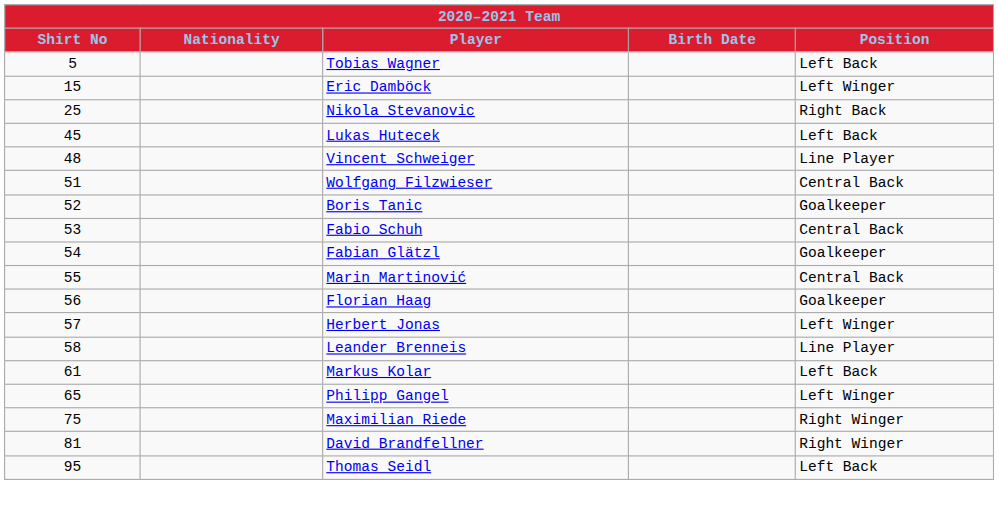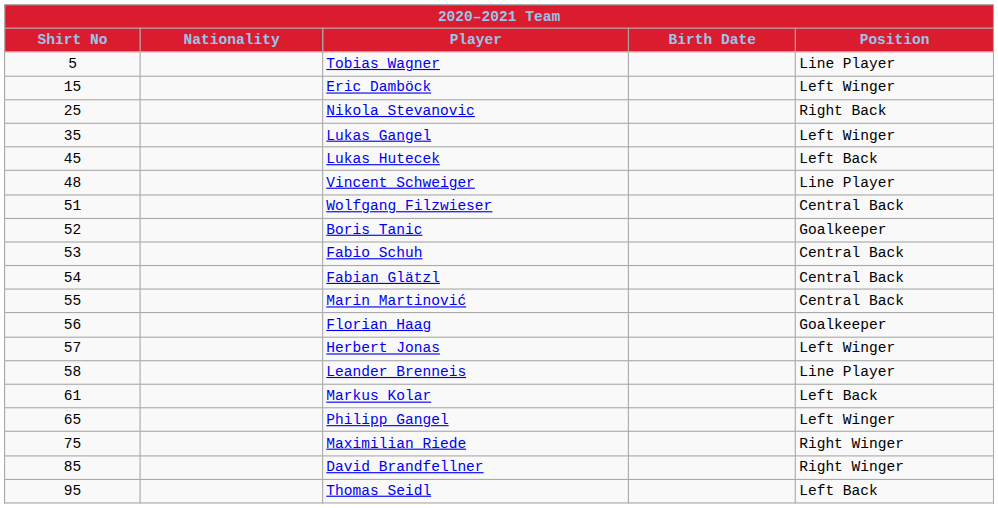(838, 64) Left Back -> (847, 64) Line Player
+ row: (379, 135)
(843, 254) Goalkeeper -> (852, 277) Central Back
(73, 444) 81 -> (73, 467) 85
